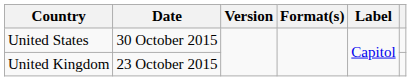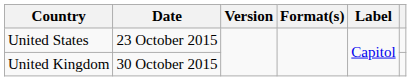(167, 40) 30 October 2015 -> (167, 40) 23 October 2015
(167, 64) 23 October 2015 -> (167, 64) 30 October 2015
